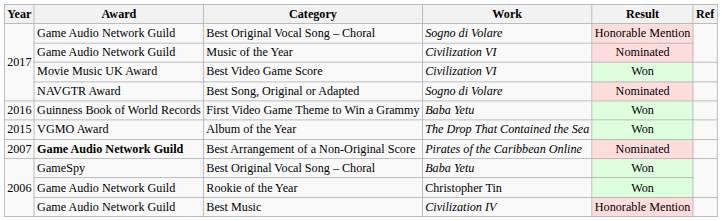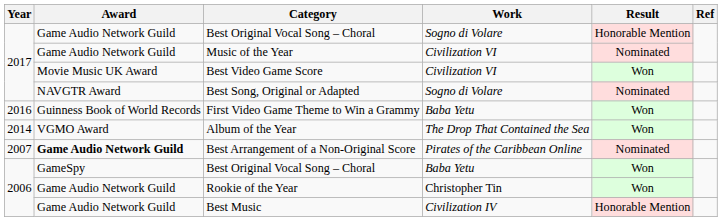(19, 129) 2015 -> (19, 129) 2014
